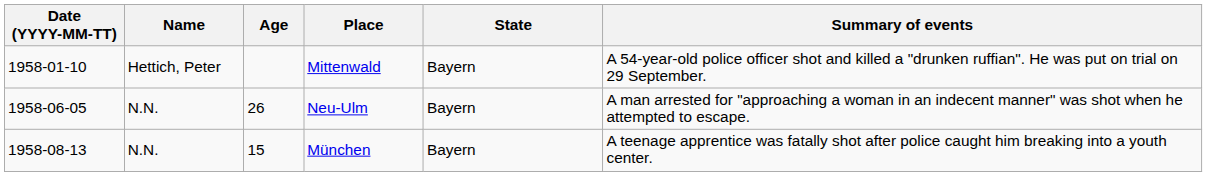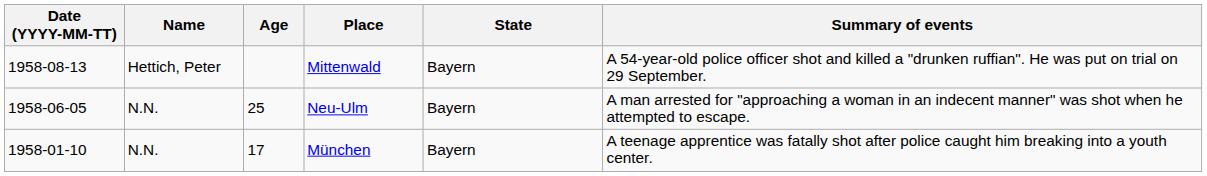(47, 66) 1958-01-10 -> (47, 66) 1958-08-13
(256, 108) 26 -> (256, 108) 25
(47, 150) 1958-08-13 -> (47, 150) 1958-01-10
(256, 150) 15 -> (256, 150) 17
